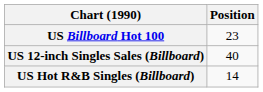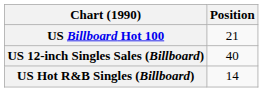(232, 35) 23 -> (232, 35) 21
